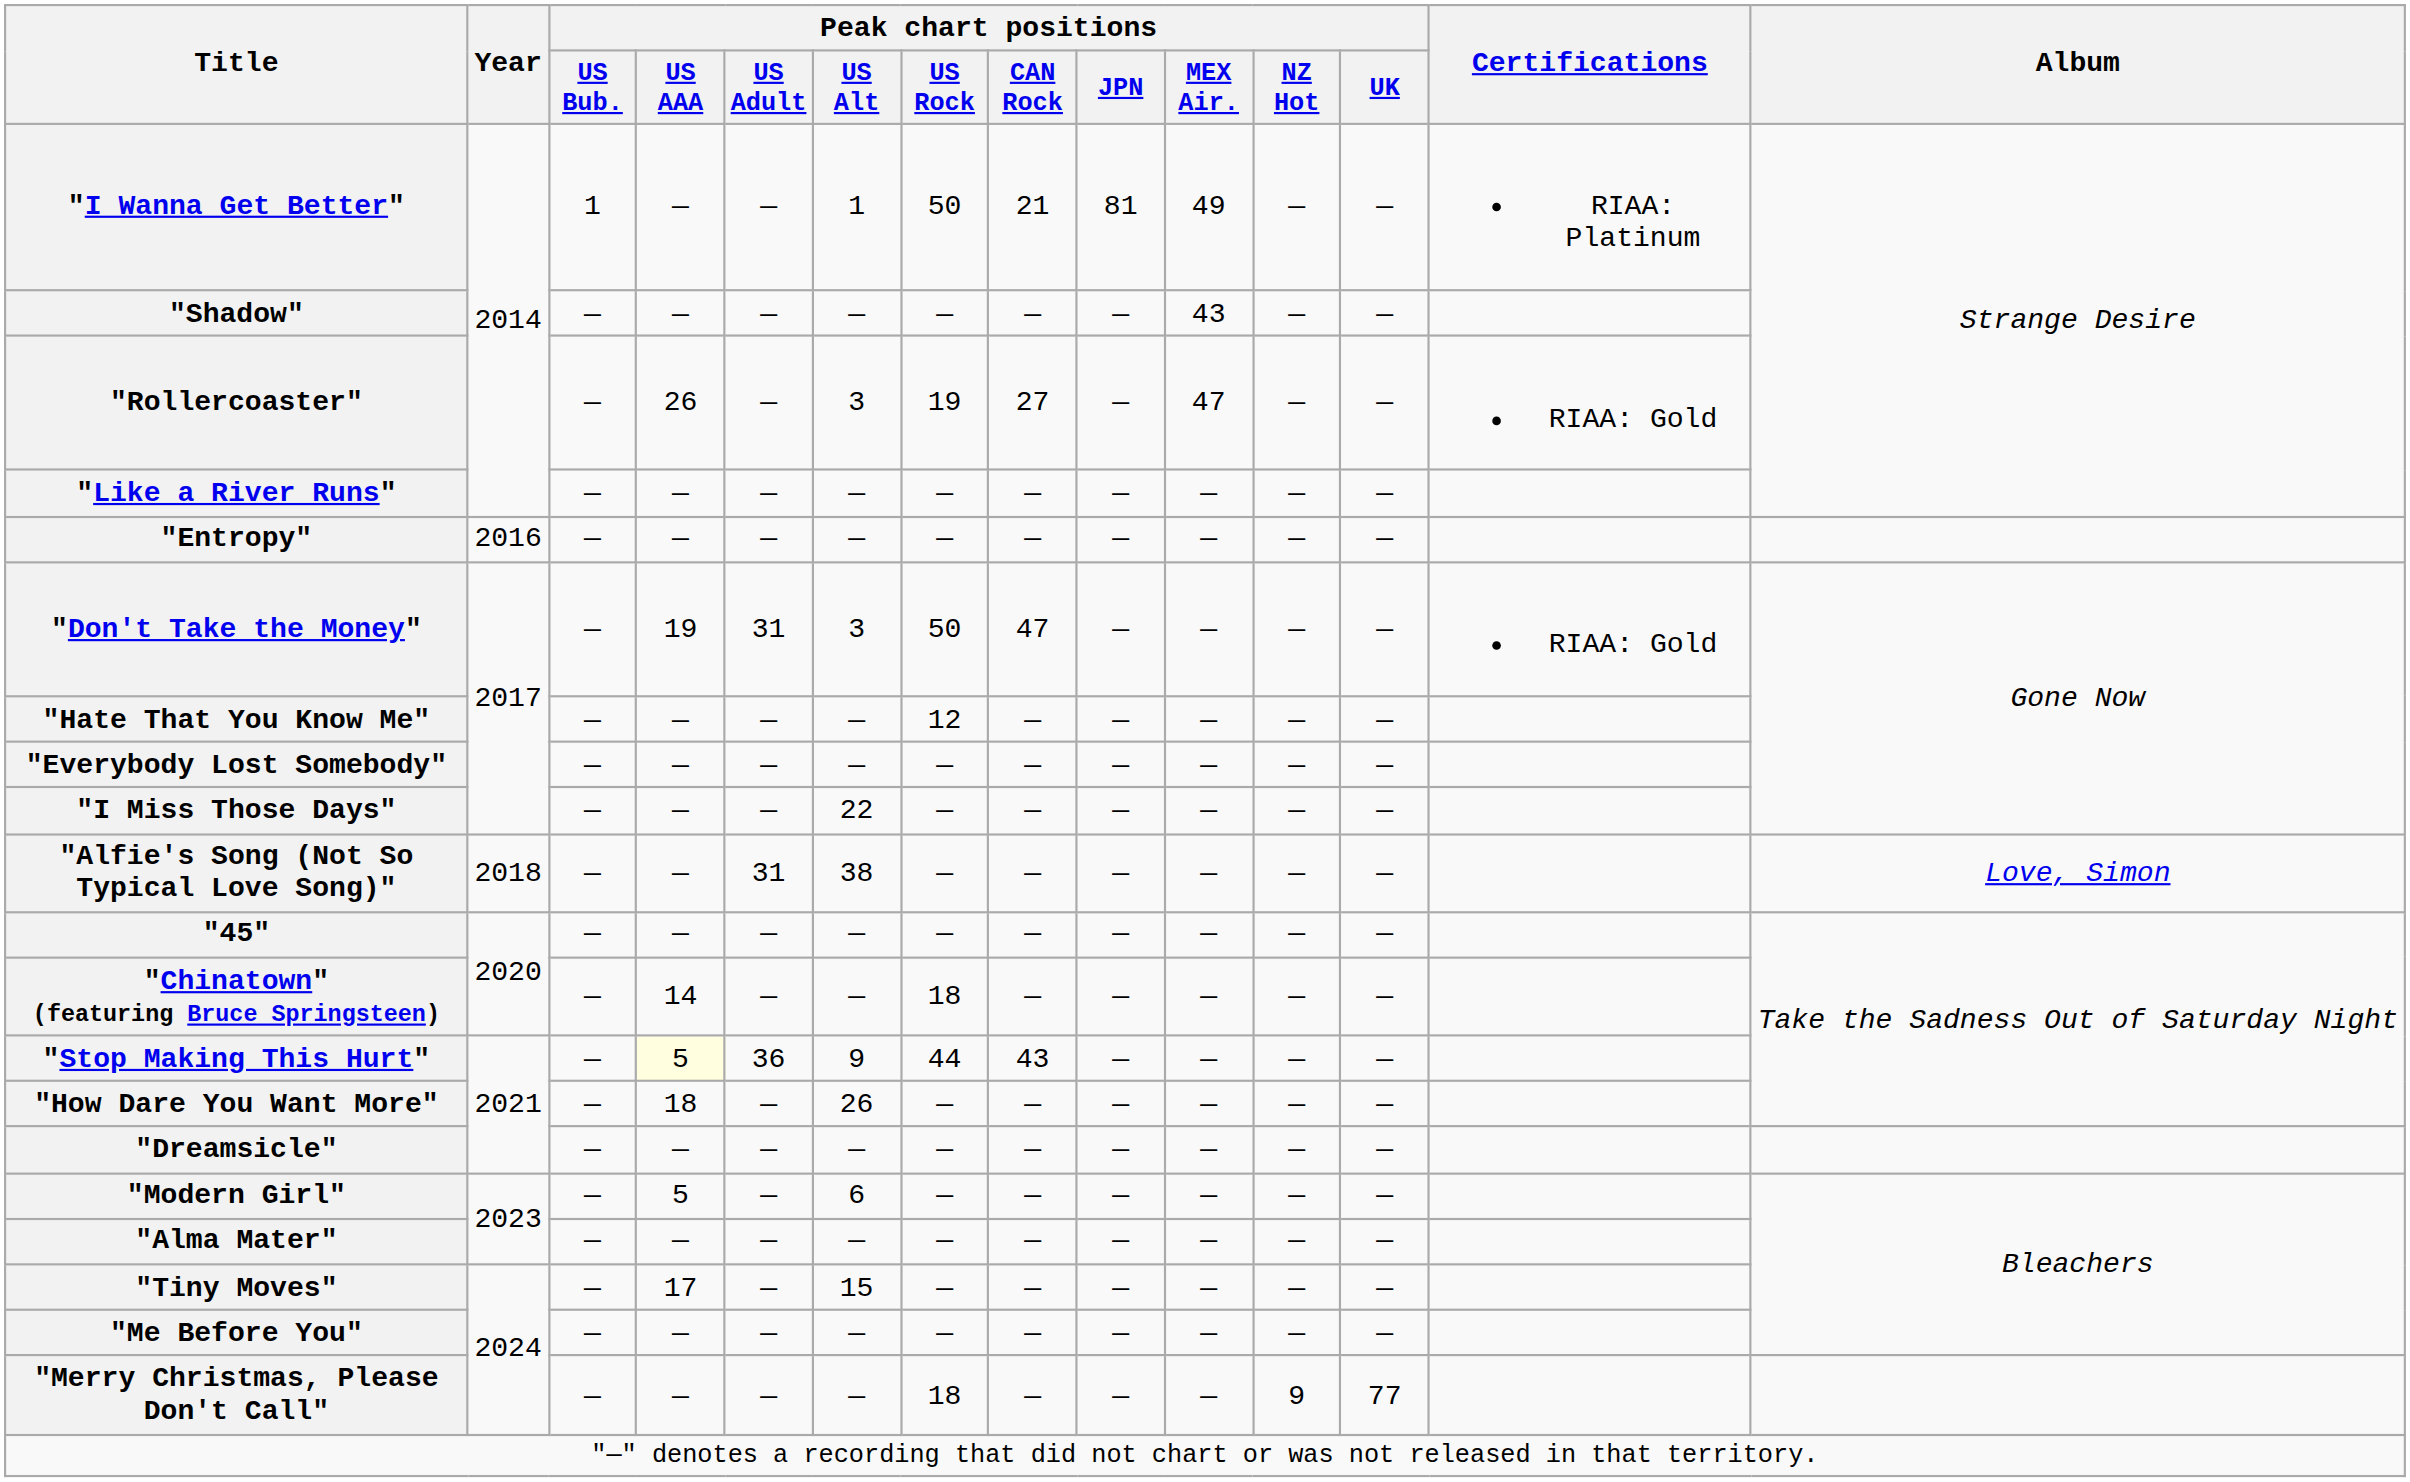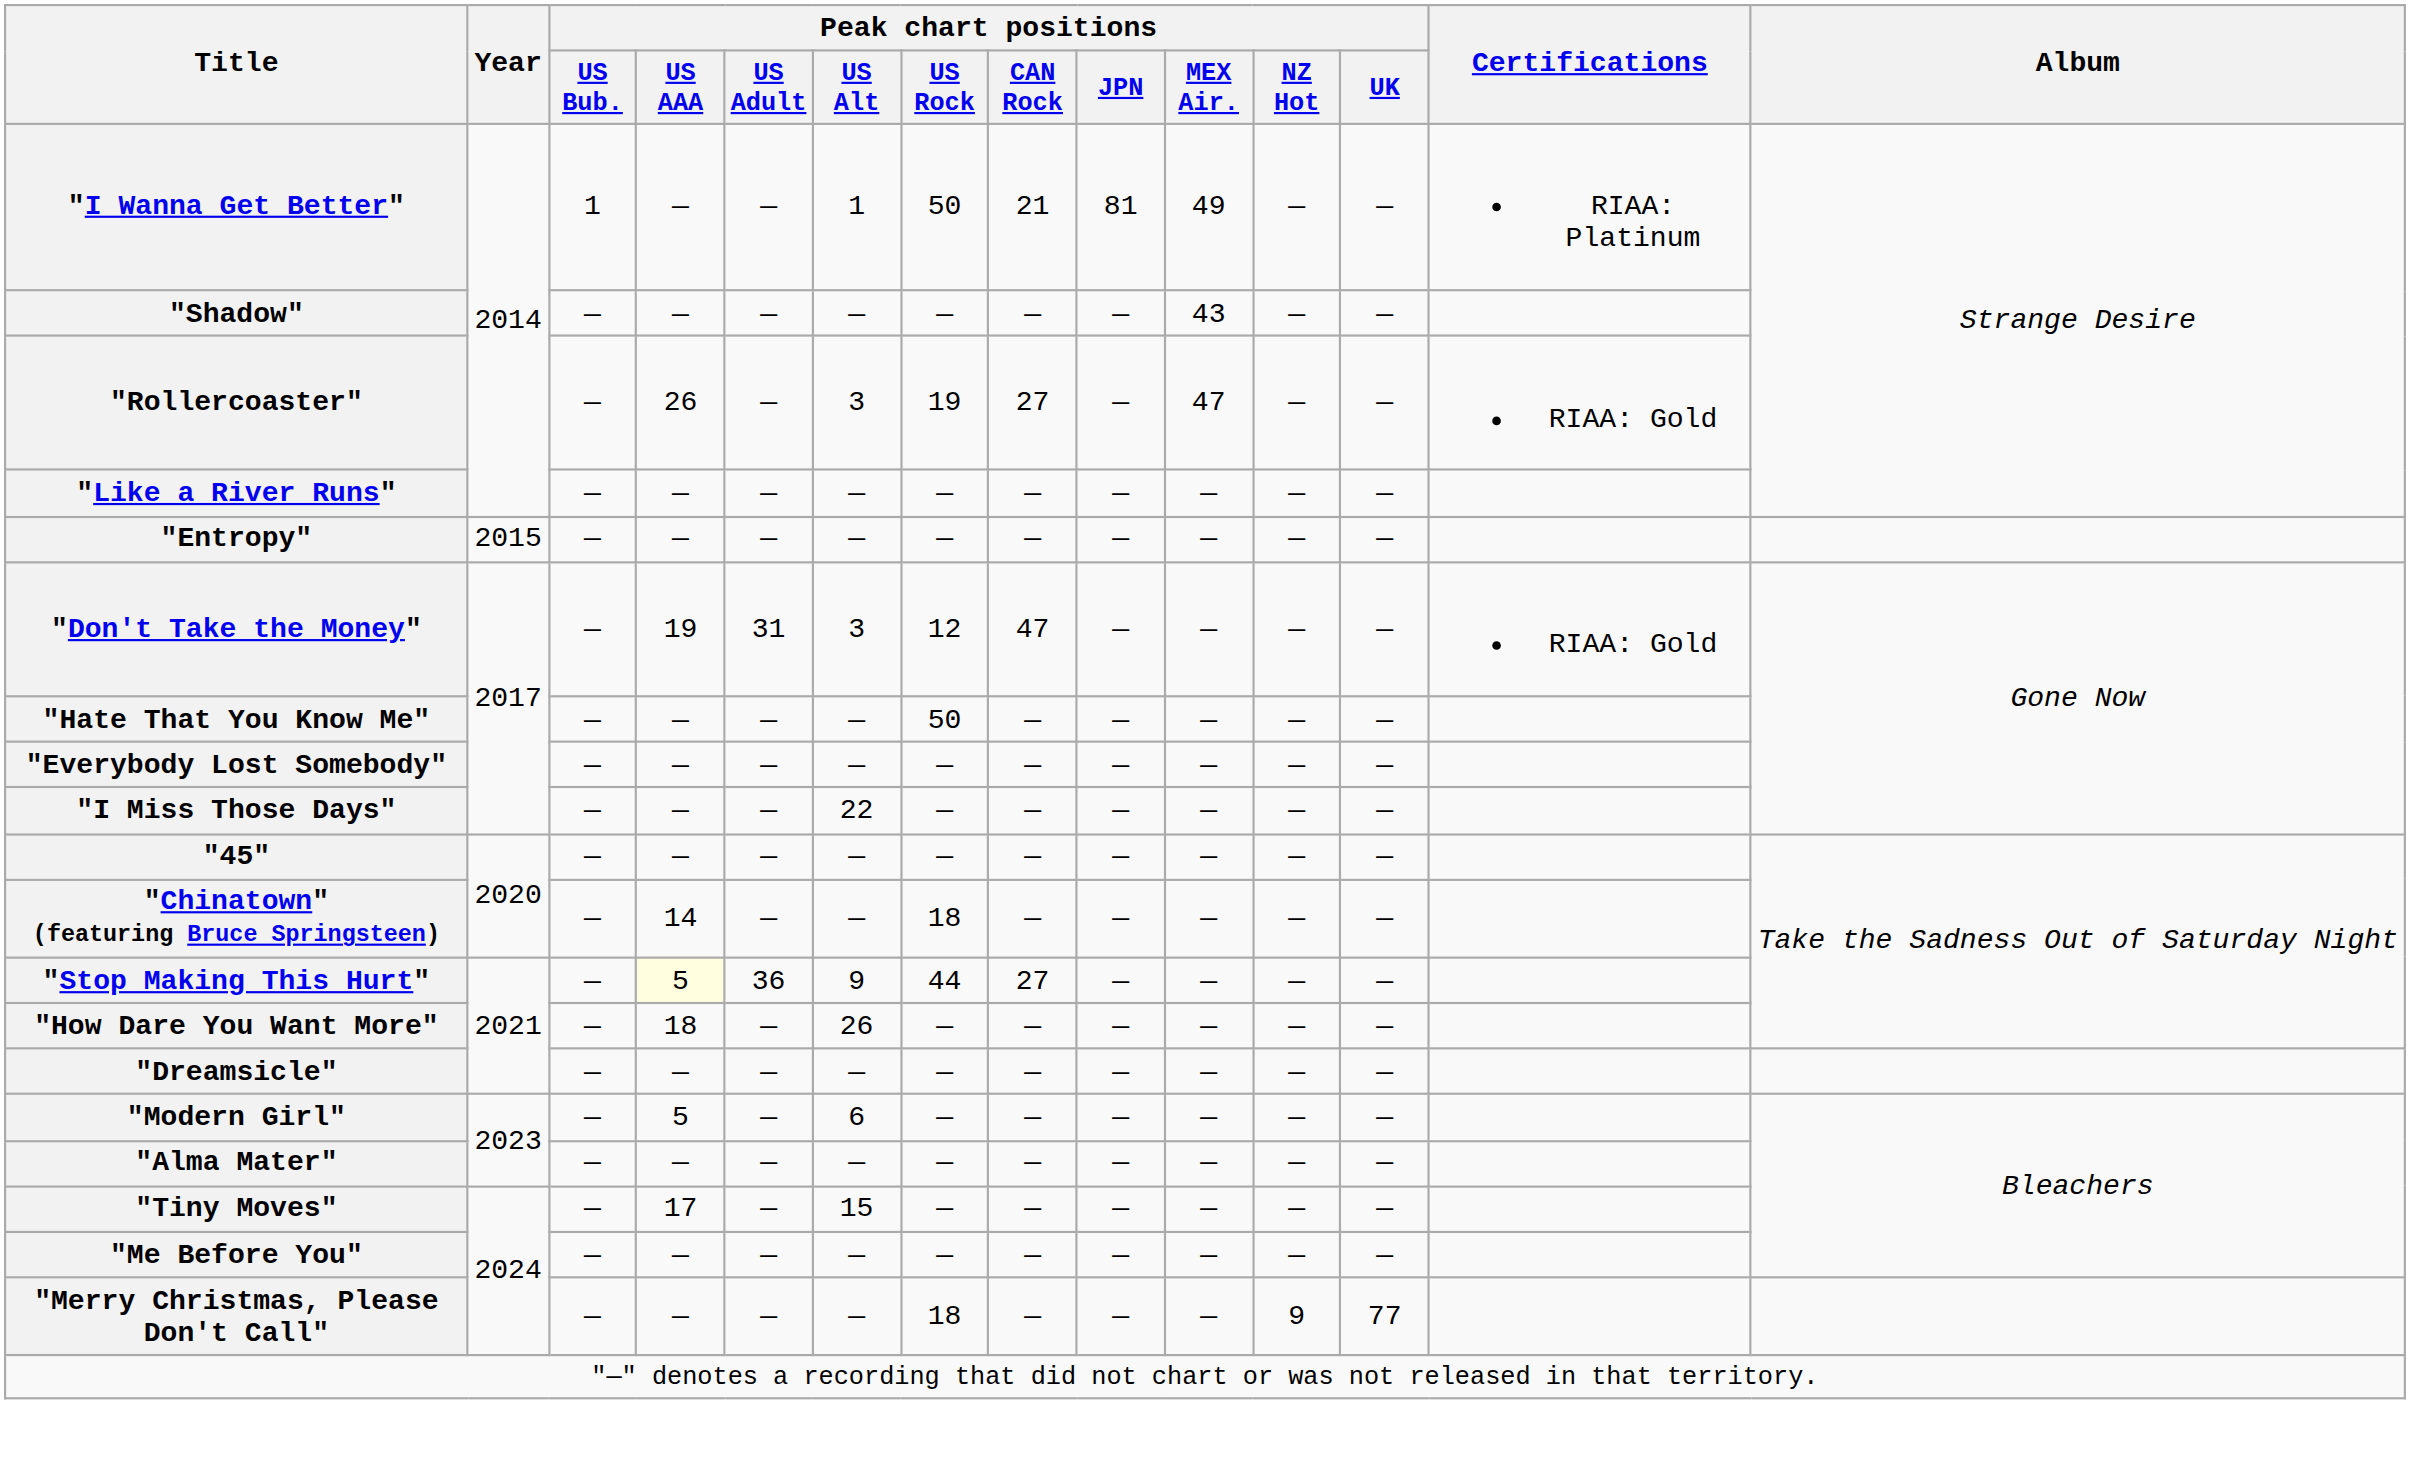(508, 539) 2016 -> (508, 539) 2015
(945, 629) 50 -> (945, 629) 12
(945, 719) 12 -> (945, 719) 50
- row: (236, 873)
(1033, 1058) 43 -> (1033, 980) 27
